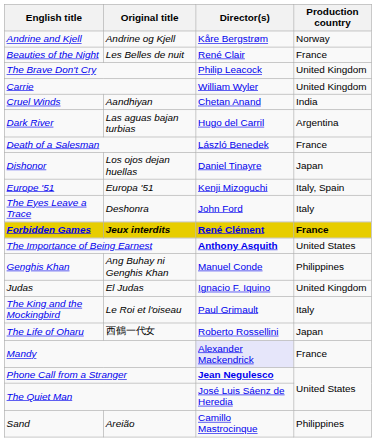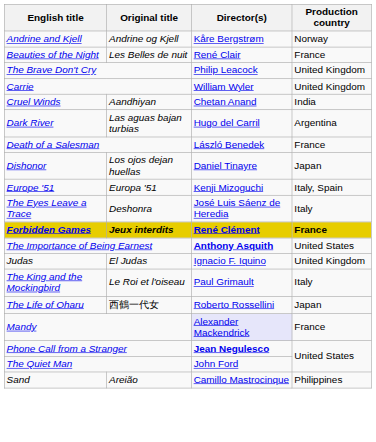(220, 208) John Ford -> (237, 208) José Luis Sáenz de Heredia
- row: (38, 267)
(241, 396) José Luis Sáenz de Heredia -> (216, 364) John Ford
